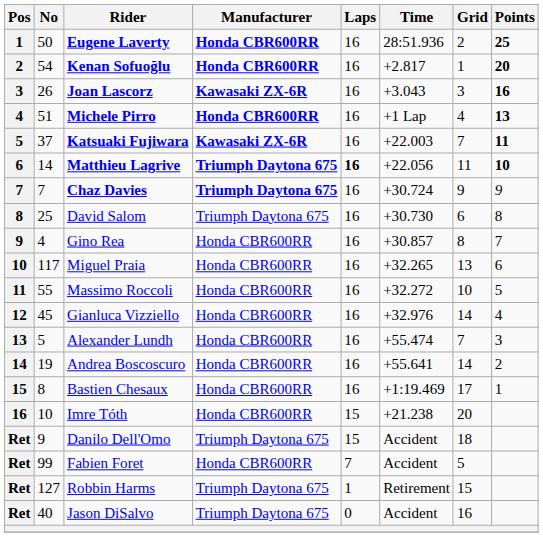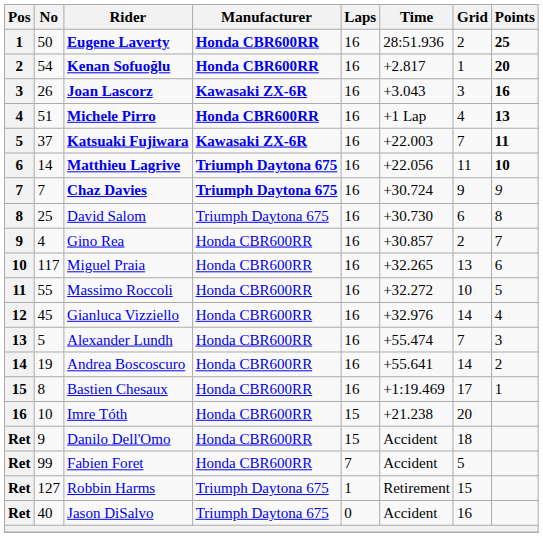(352, 165) bold -> (352, 165) normal
(461, 240) 8 -> (461, 240) 2
(262, 438) Triumph Daytona 675 -> (254, 438) Honda CBR600RR
